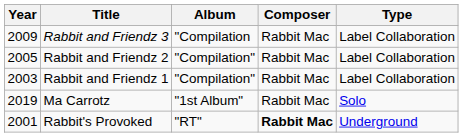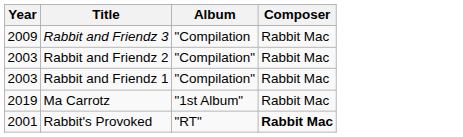- column: (397, 15)
(22, 57) 2005 -> (22, 57) 2003
